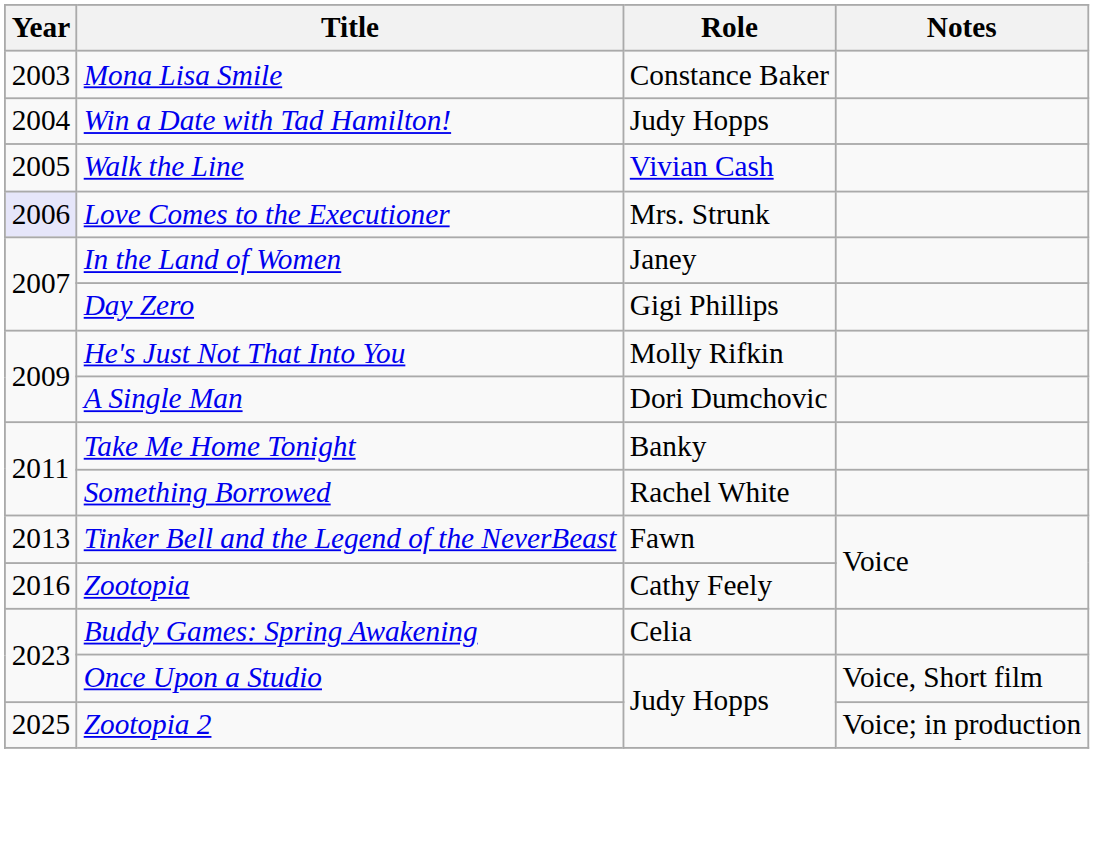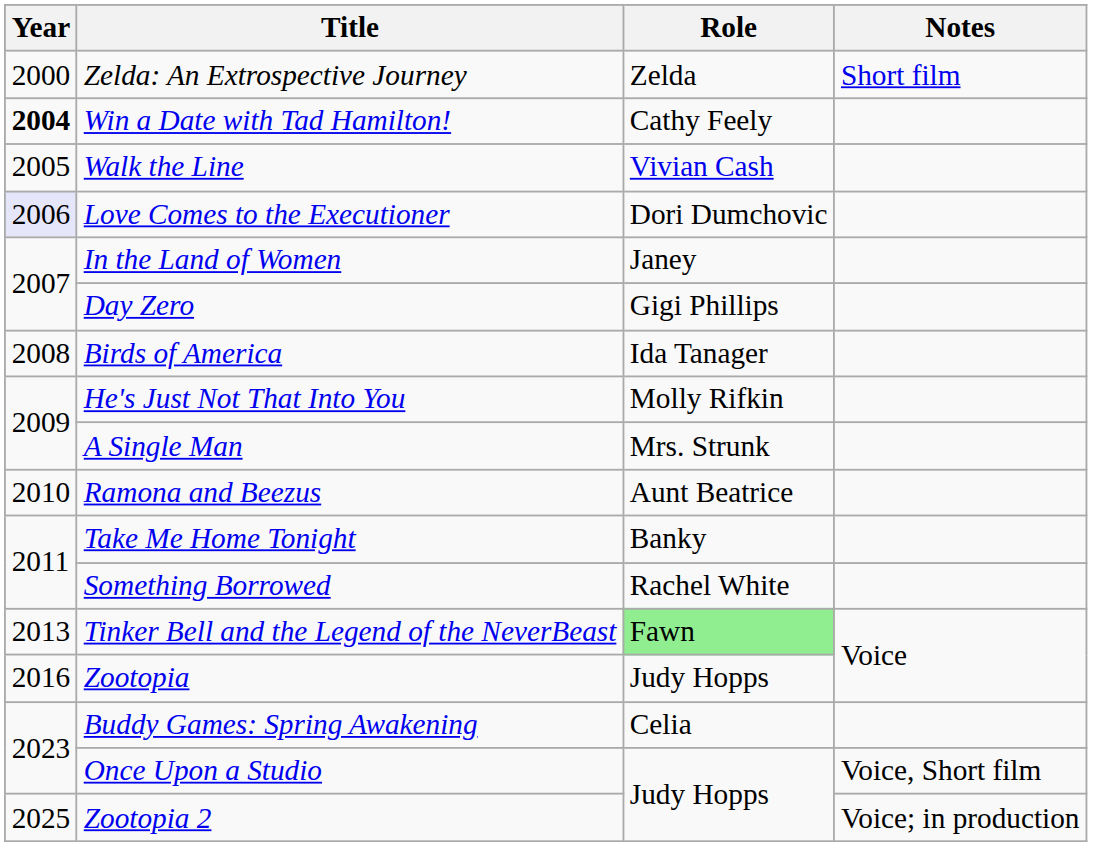+ row: (275, 74)
- row: (183, 74)
(41, 120) normal -> (41, 120) bold
(699, 120) Judy Hopps -> (701, 120) Cathy Feely
(700, 213) Mrs. Strunk -> (729, 213) Dori Dumchovic
+ row: (183, 352)
(729, 399) Dori Dumchovic -> (700, 445) Mrs. Strunk
+ row: (202, 492)
(662, 538) no background -> (662, 631) lightgreen background
(701, 584) Cathy Feely -> (699, 677) Judy Hopps
